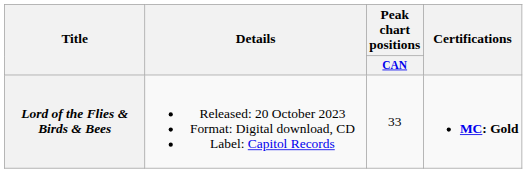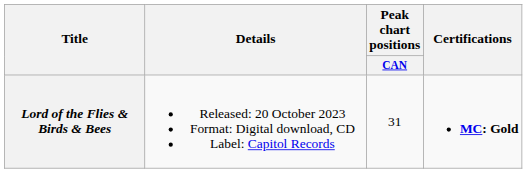(395, 121) 33 -> (395, 121) 31
